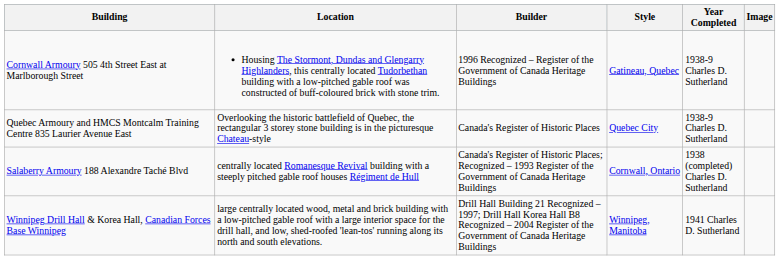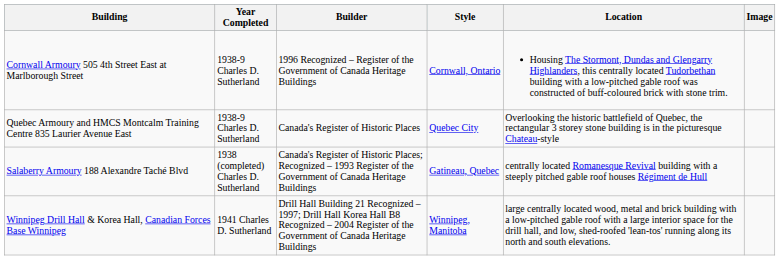columns swapped: (714, 17) <-> (335, 17)
(644, 70) Gatineau, Quebec -> (465, 70) Cornwall, Ontario
(645, 171) Cornwall, Ontario -> (464, 171) Gatineau, Quebec
